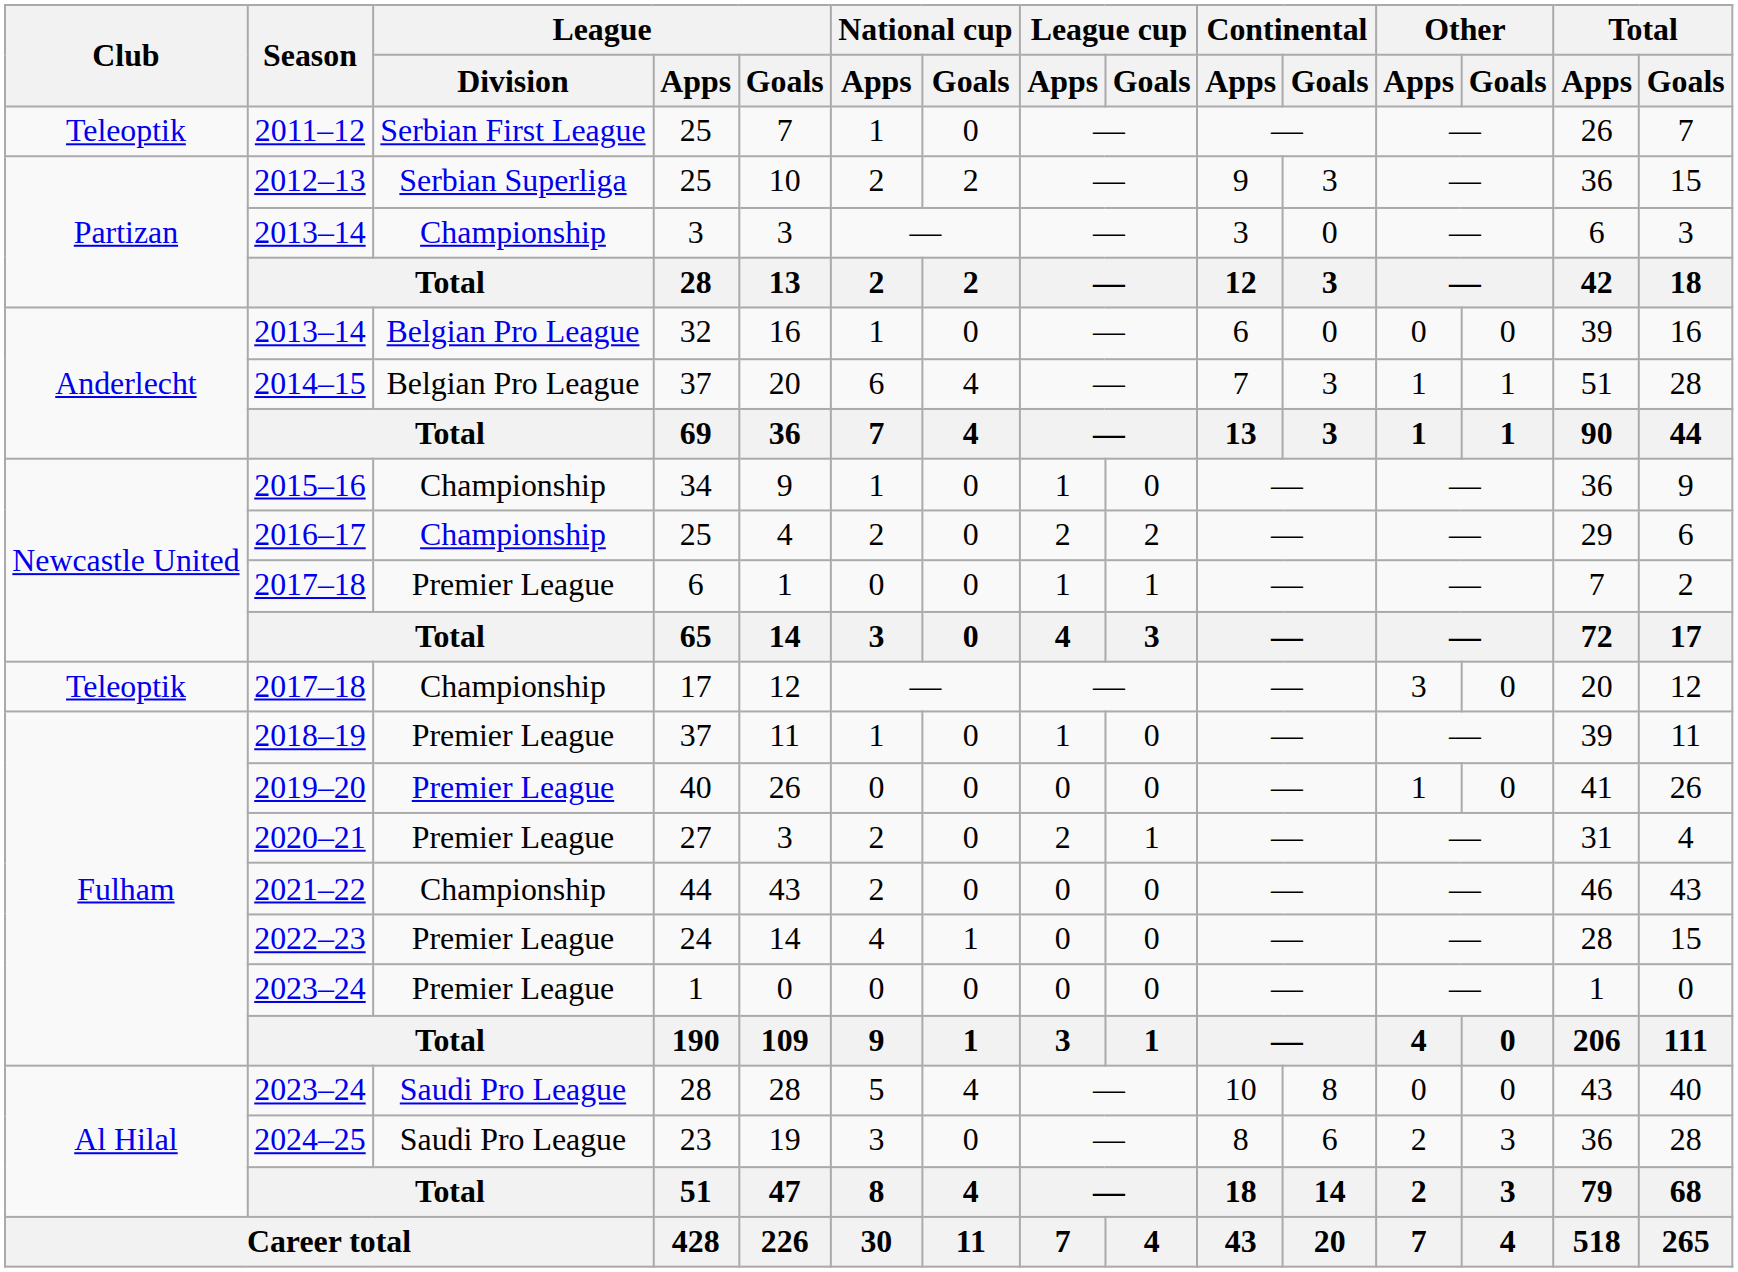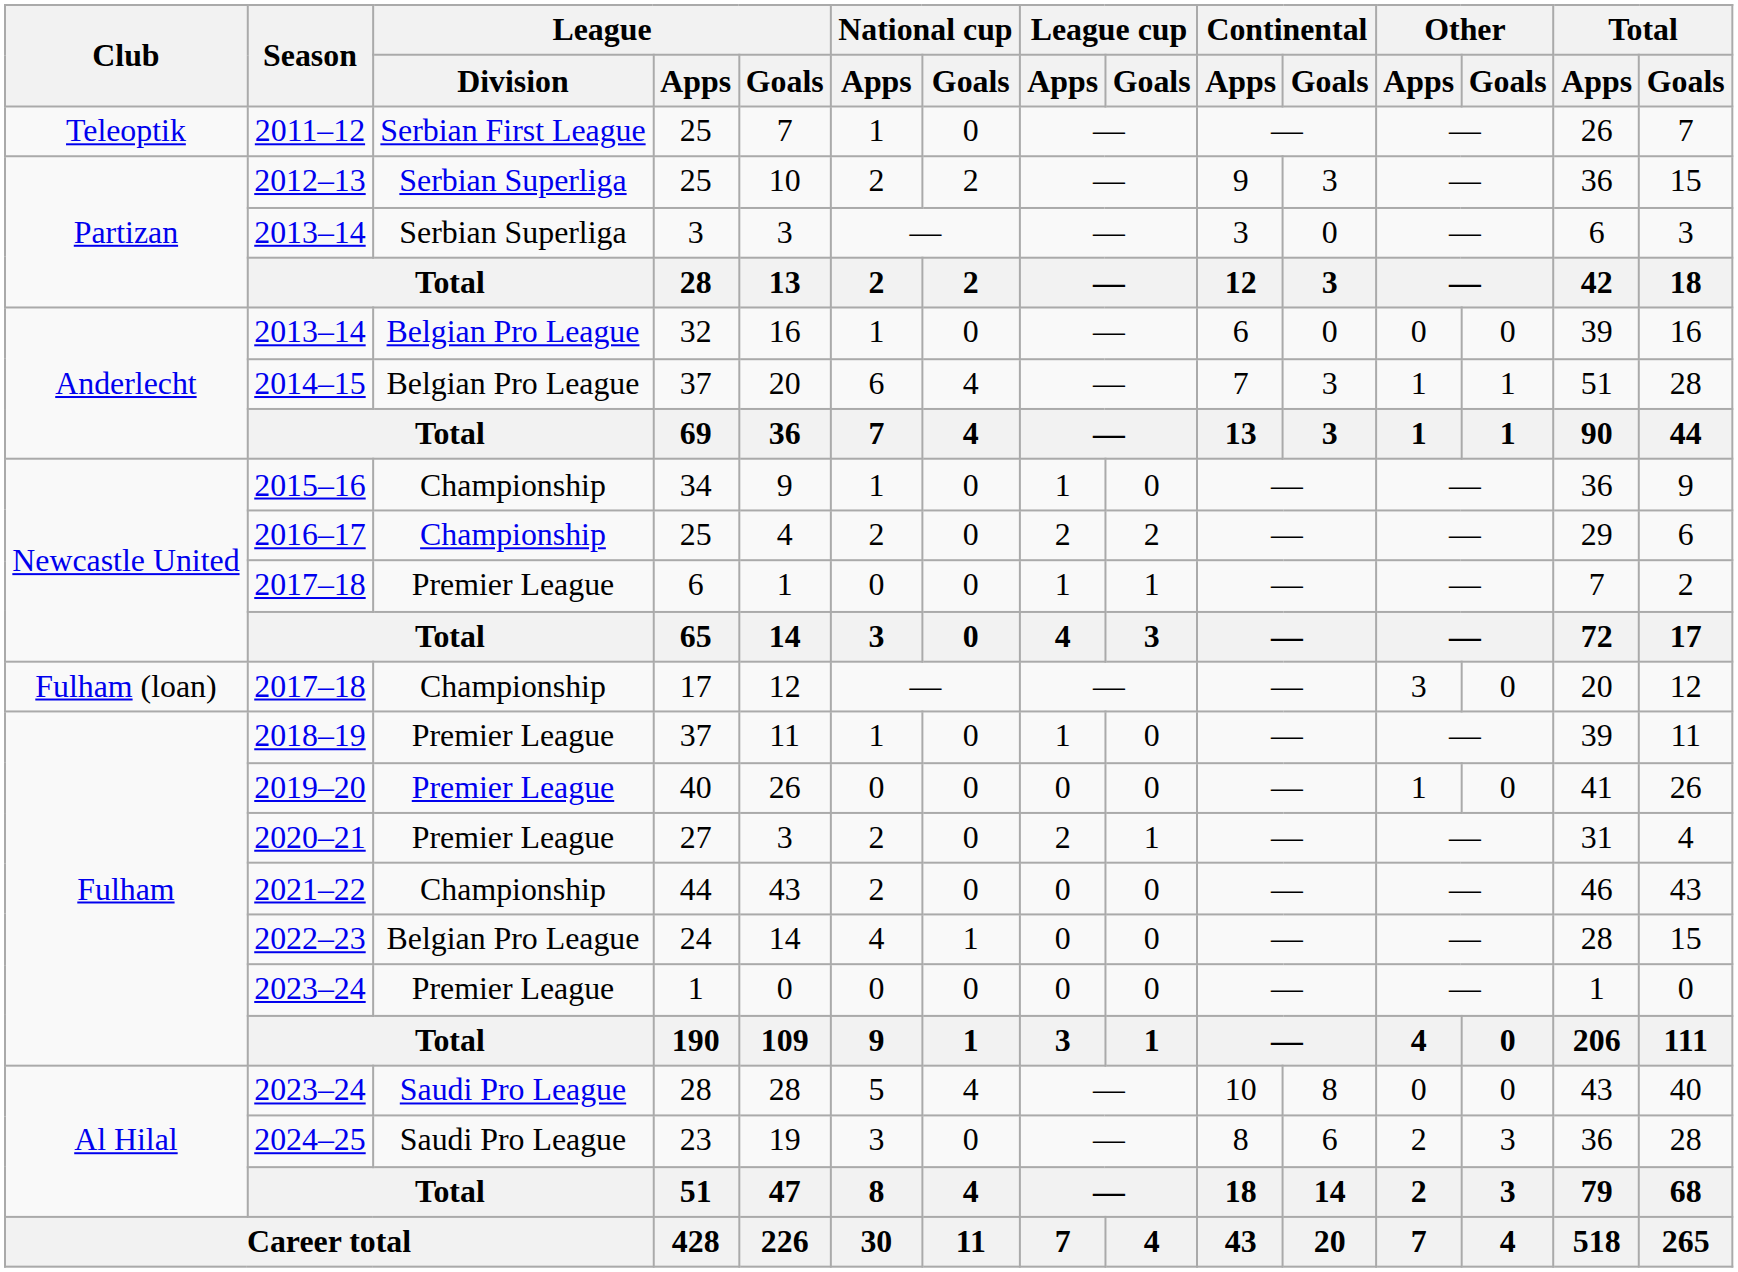(513, 231) Championship -> (513, 231) Serbian Superliga
(126, 686) Teleoptik -> (126, 686) Fulham (loan)
(513, 938) Premier League -> (513, 938) Belgian Pro League
